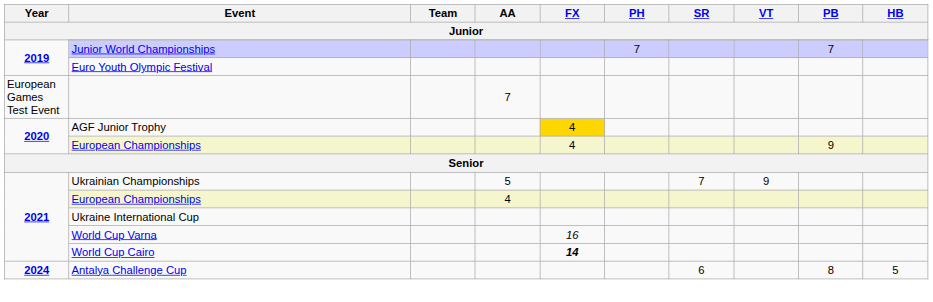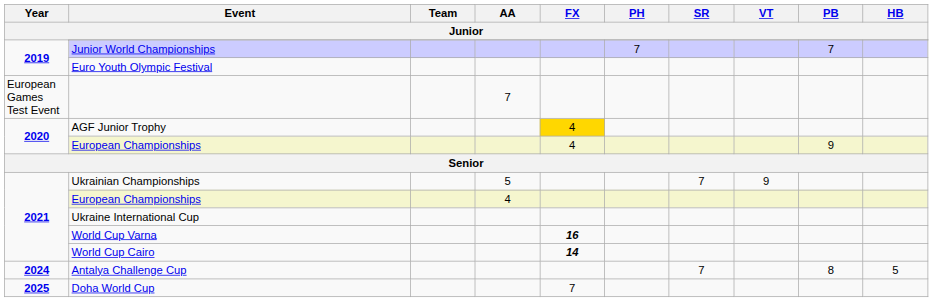(572, 234) normal -> (572, 234) bold
(702, 270) 6 -> (702, 270) 7
+ row: (37, 288)
